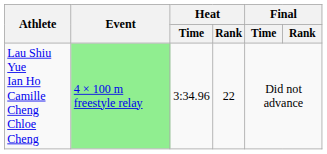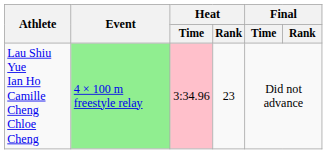(191, 96) no background -> (191, 96) pink background
(229, 96) 22 -> (229, 96) 23
